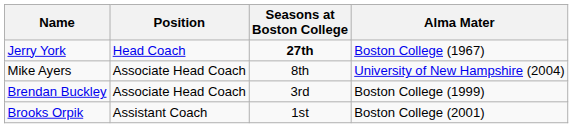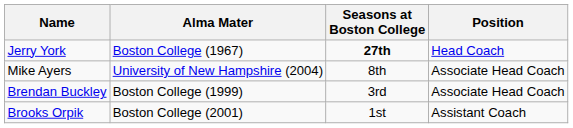columns swapped: (179, 22) <-> (459, 22)
